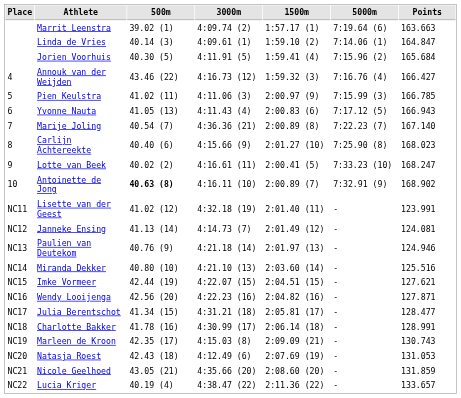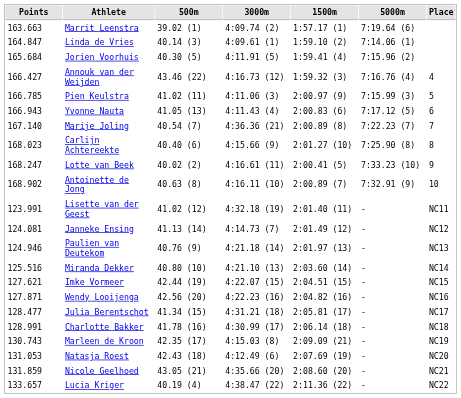columns swapped: (20, 12) <-> (427, 12)
(152, 185) bold -> (179, 185) normal
